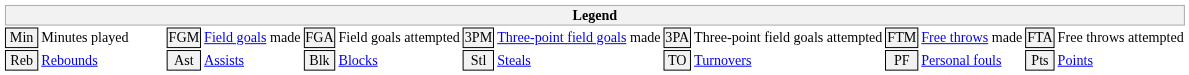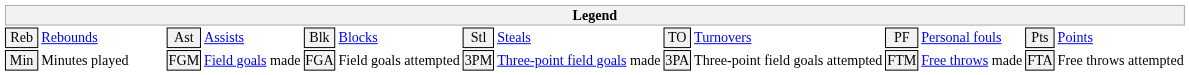rows swapped: (22, 37) <-> (22, 60)
